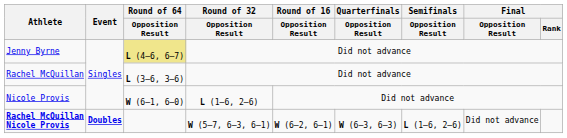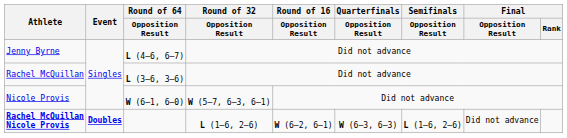(155, 56) khaki background -> (155, 56) no background
(229, 102) L (1–6, 2–6) -> (229, 102) W (5–7, 6–3, 6–1)
(229, 125) W (5–7, 6–3, 6–1) -> (229, 125) L (1–6, 2–6)
